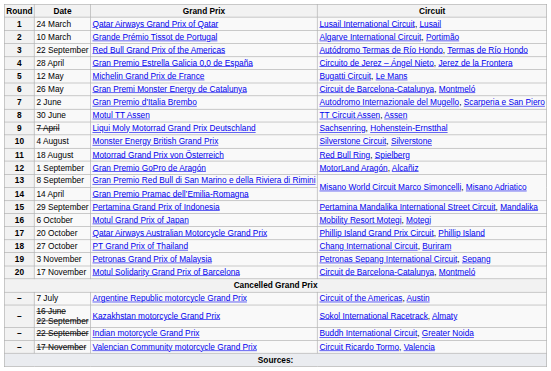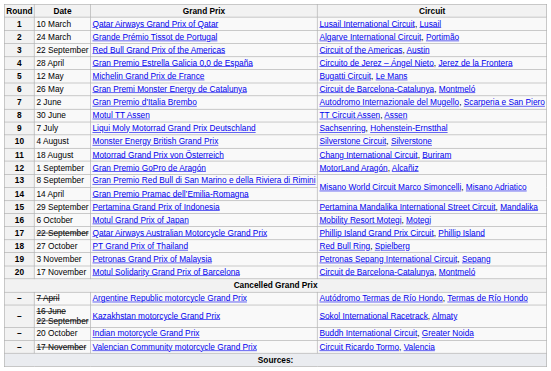(54, 24) 24 March -> (54, 24) 10 March
(54, 37) 10 March -> (54, 37) 24 March
(424, 50) Autódromo Termas de Río Hondo, Termas de Río Hondo -> (375, 50) Circuit of the Americas, Austin
(48, 128) 7 April -> (47, 128) 7 July
(365, 154) Red Bull Ring, Spielberg -> (385, 154) Chang International Circuit, Buriram
(57, 233) 20 October -> (63, 233) 22 September
(385, 246) Chang International Circuit, Buriram -> (365, 246) Red Bull Ring, Spielberg
(47, 298) 7 July -> (48, 298) 7 April
(375, 298) Circuit of the Americas, Austin -> (424, 298) Autódromo Termas de Río Hondo, Termas de Río Hondo
(63, 333) 22 September -> (57, 333) 20 October
